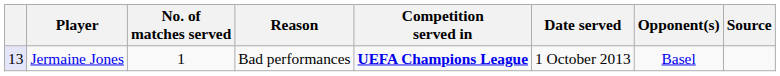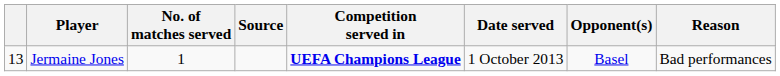columns swapped: (294, 25) <-> (749, 25)
(16, 58) lavender background -> (16, 58) no background
